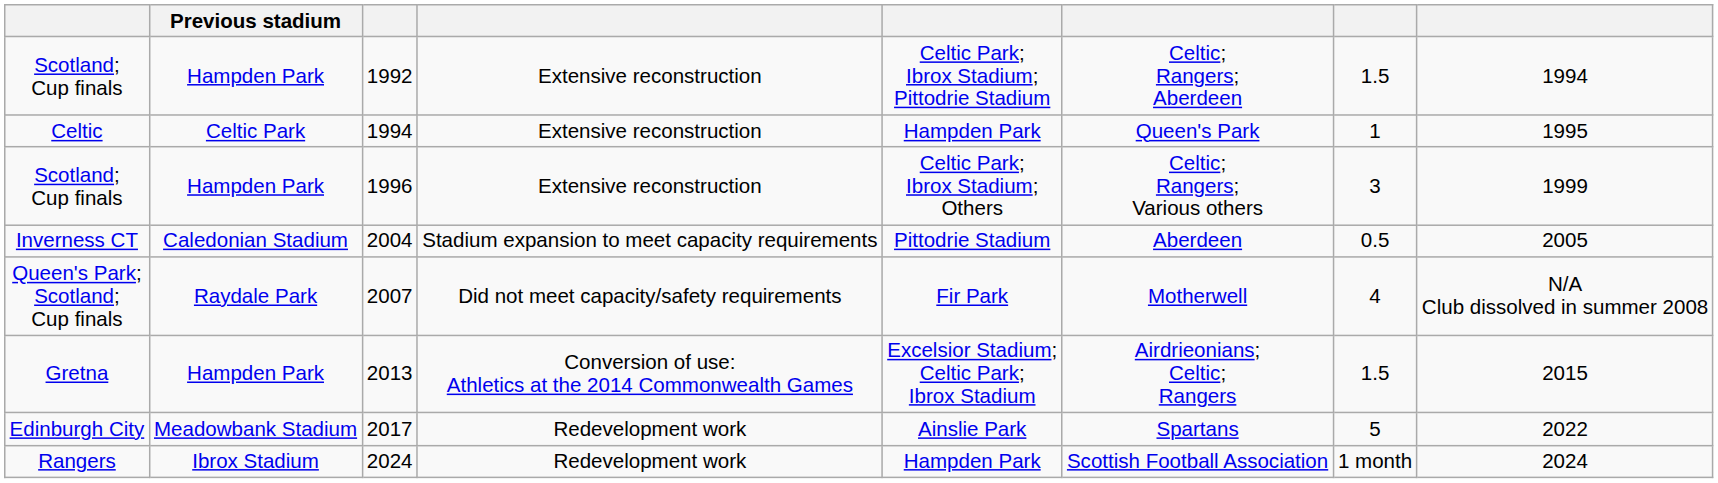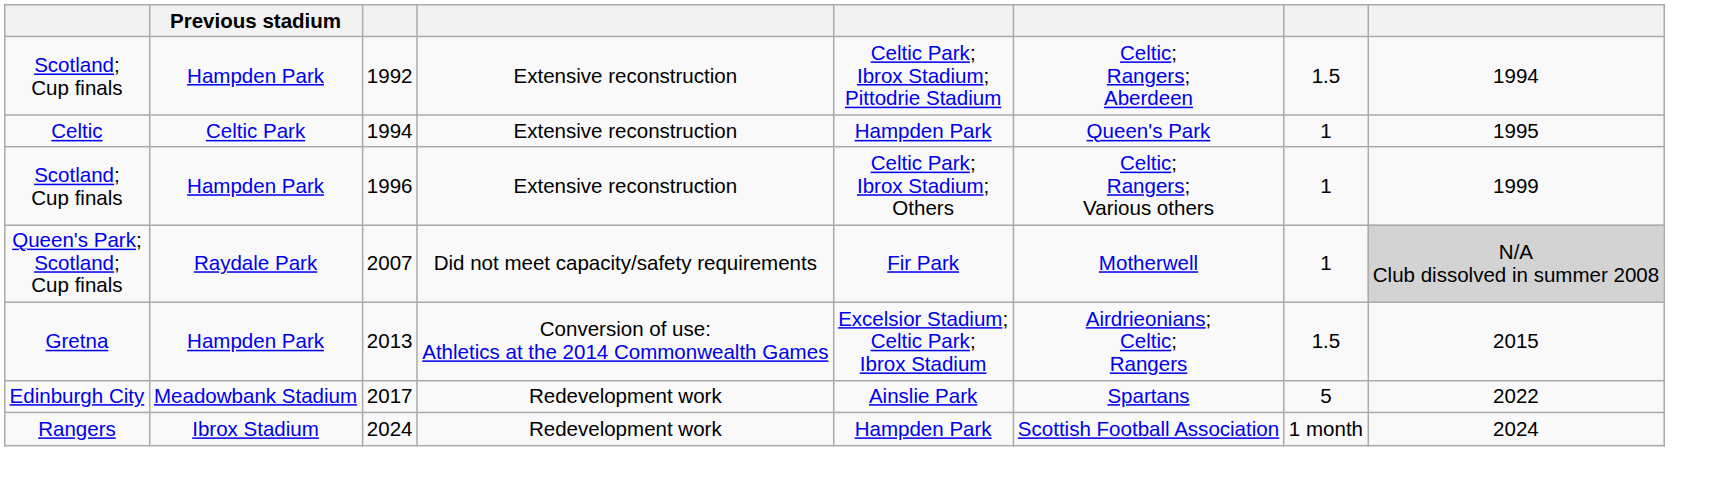(1375, 186) 3 -> (1326, 186) 1
- row: (390, 241)
(1375, 296) 4 -> (1326, 263) 1
(1565, 296) no background -> (1516, 263) lightgrey background
